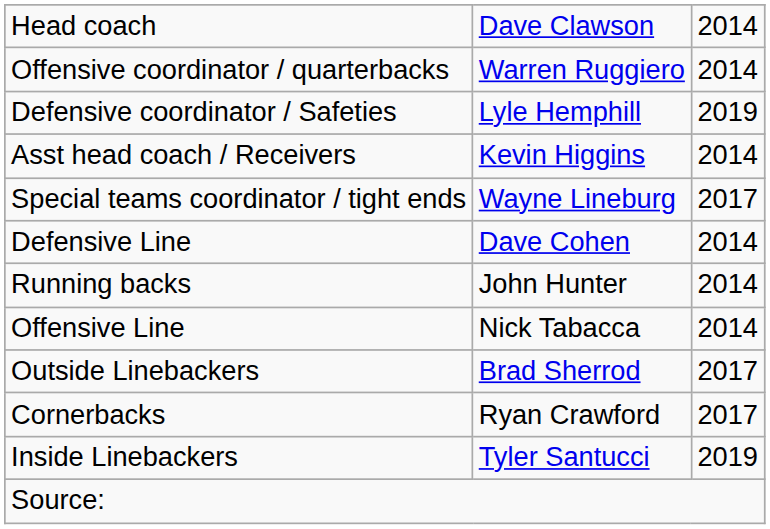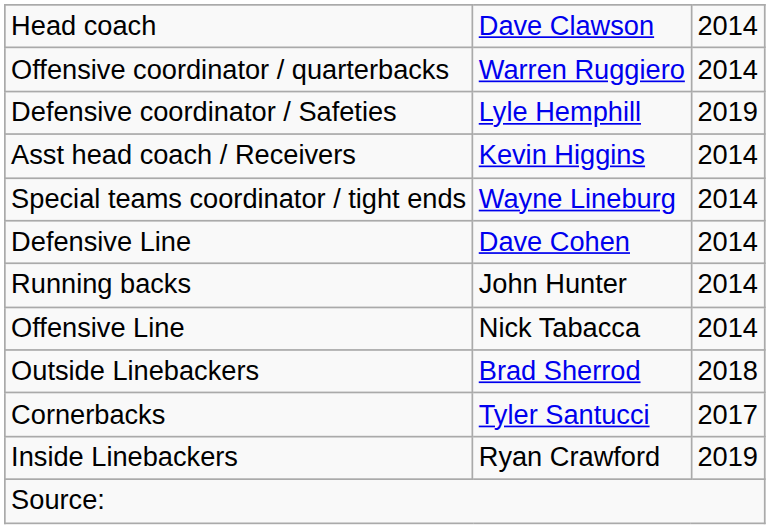(728, 198) 2017 -> (728, 198) 2014
(728, 371) 2017 -> (728, 371) 2018
(569, 414) Ryan Crawford -> (564, 414) Tyler Santucci
(564, 457) Tyler Santucci -> (569, 457) Ryan Crawford
